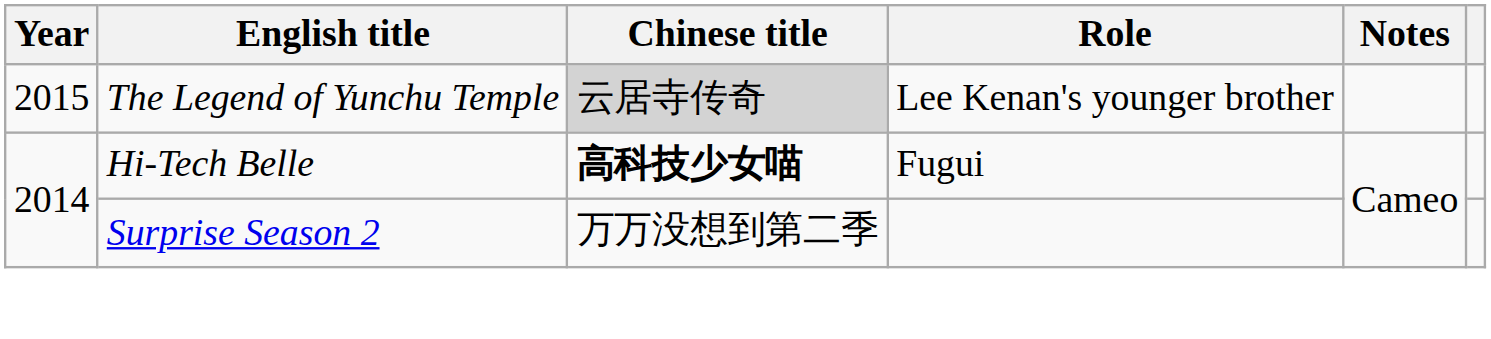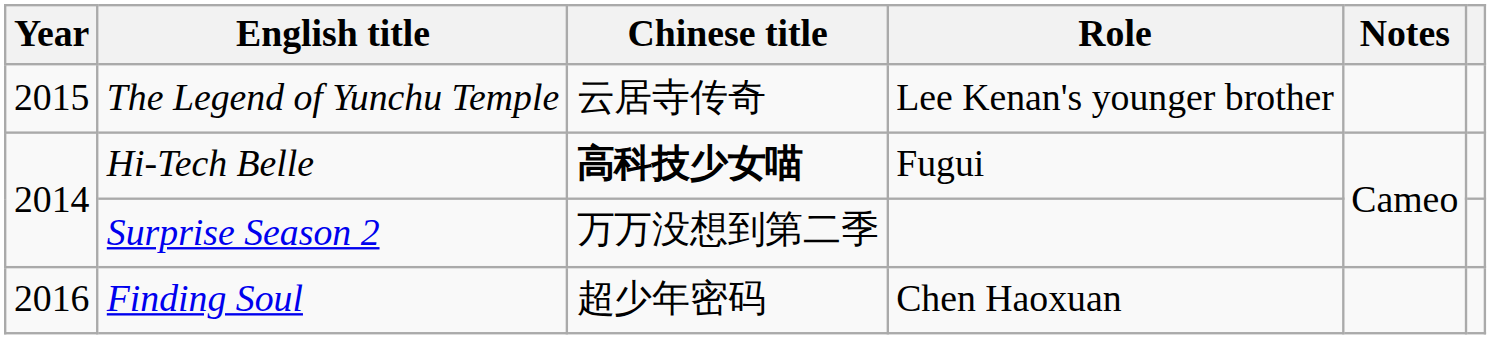(671, 96) lightgrey background -> (671, 96) no background
+ row: (205, 298)
